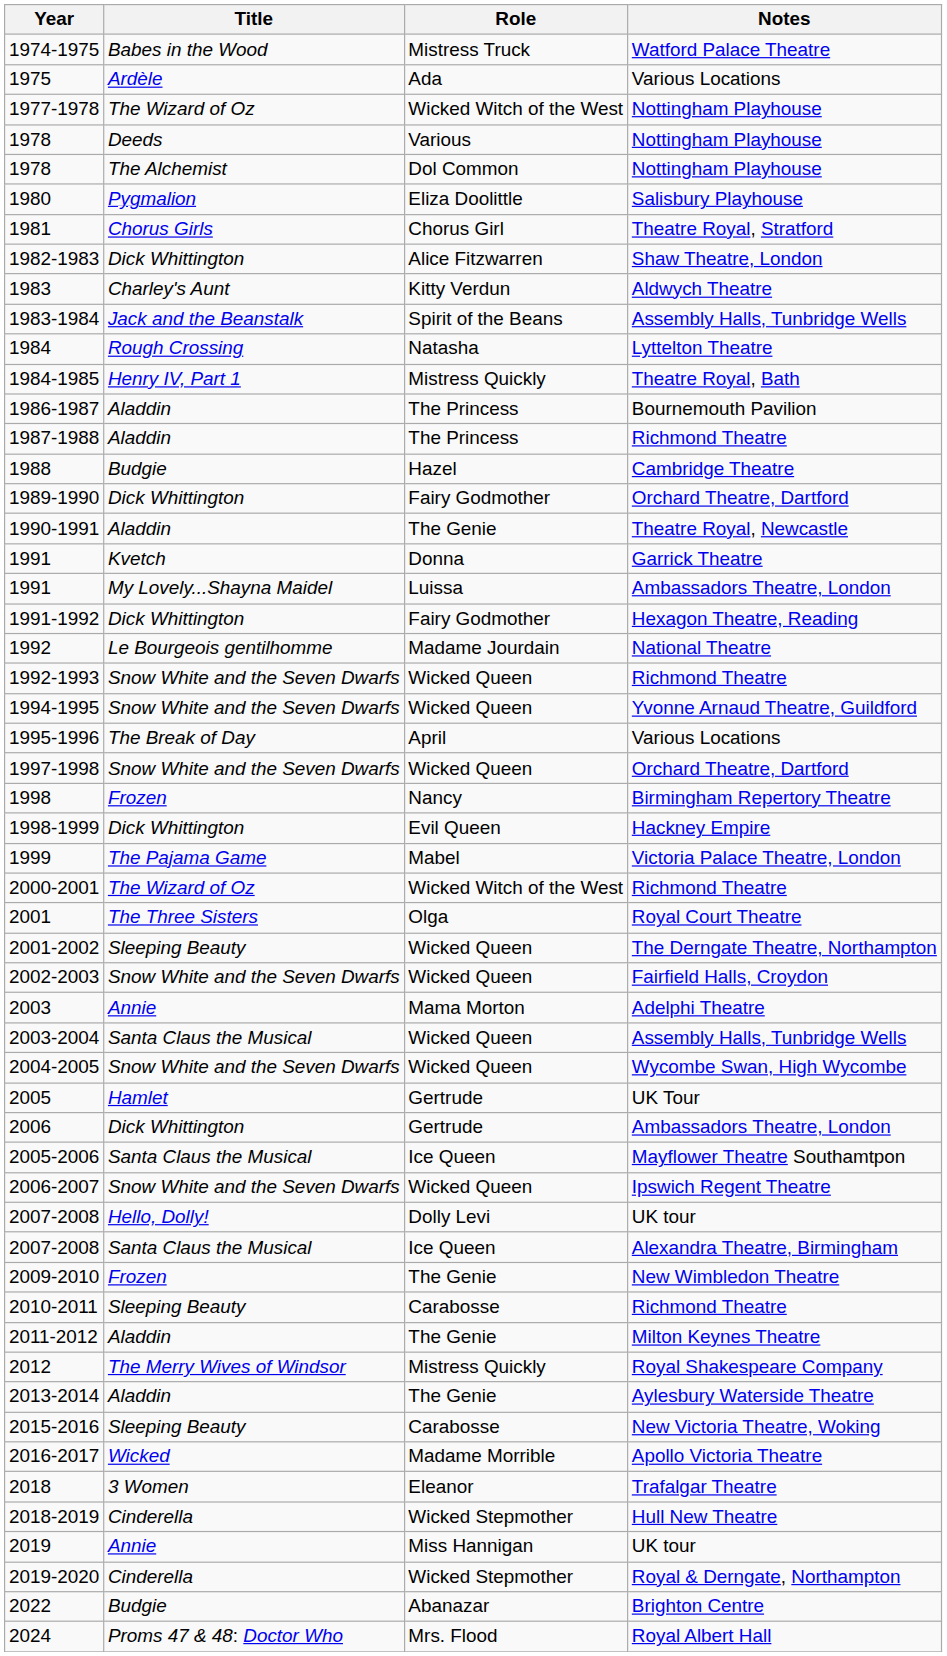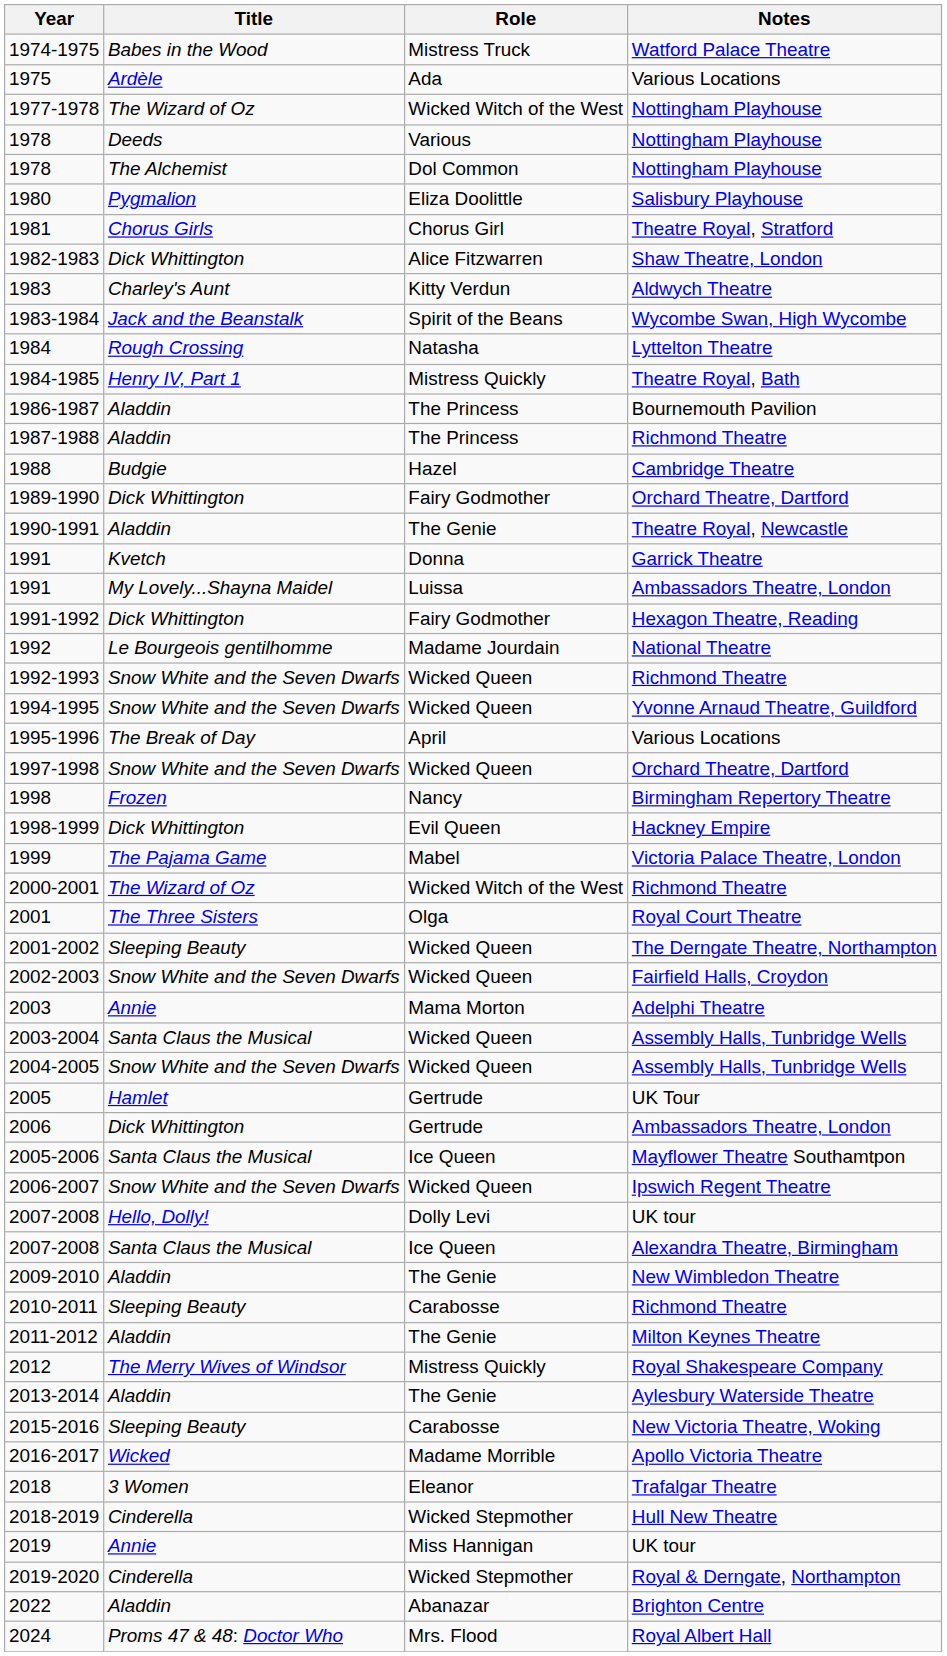(769, 318) Assembly Halls, Tunbridge Wells -> (769, 318) Wycombe Swan, High Wycombe
(769, 1067) Wycombe Swan, High Wycombe -> (769, 1067) Assembly Halls, Tunbridge Wells
(137, 1277) Frozen -> (139, 1277) Aladdin
(137, 1606) Budgie -> (139, 1606) Aladdin
